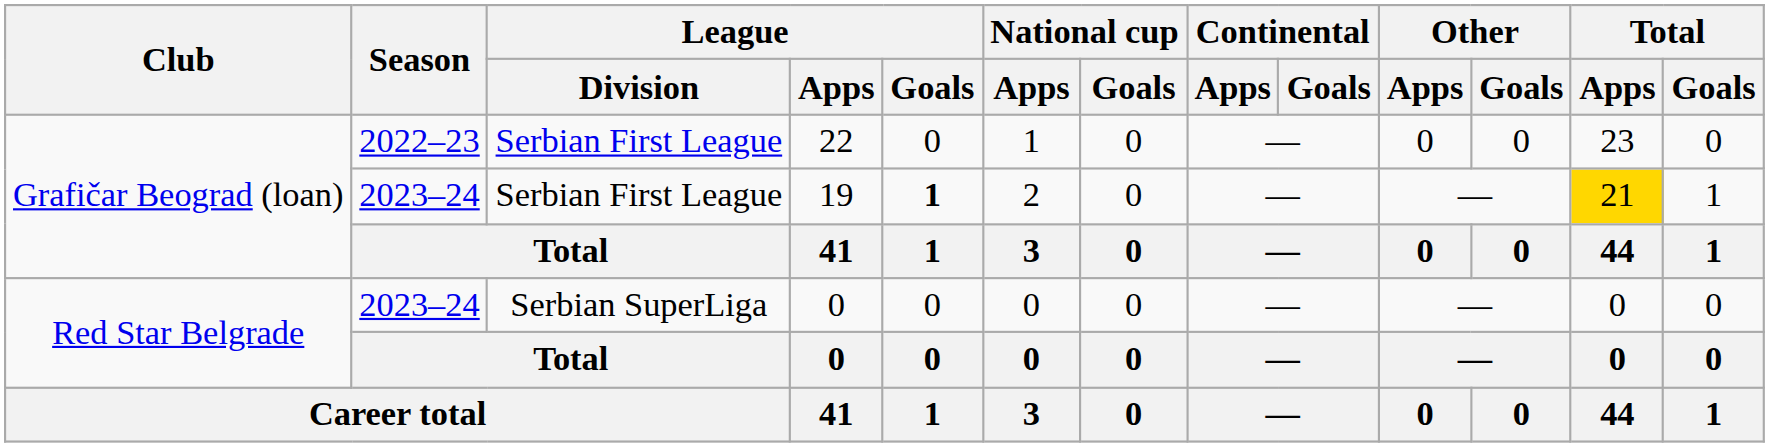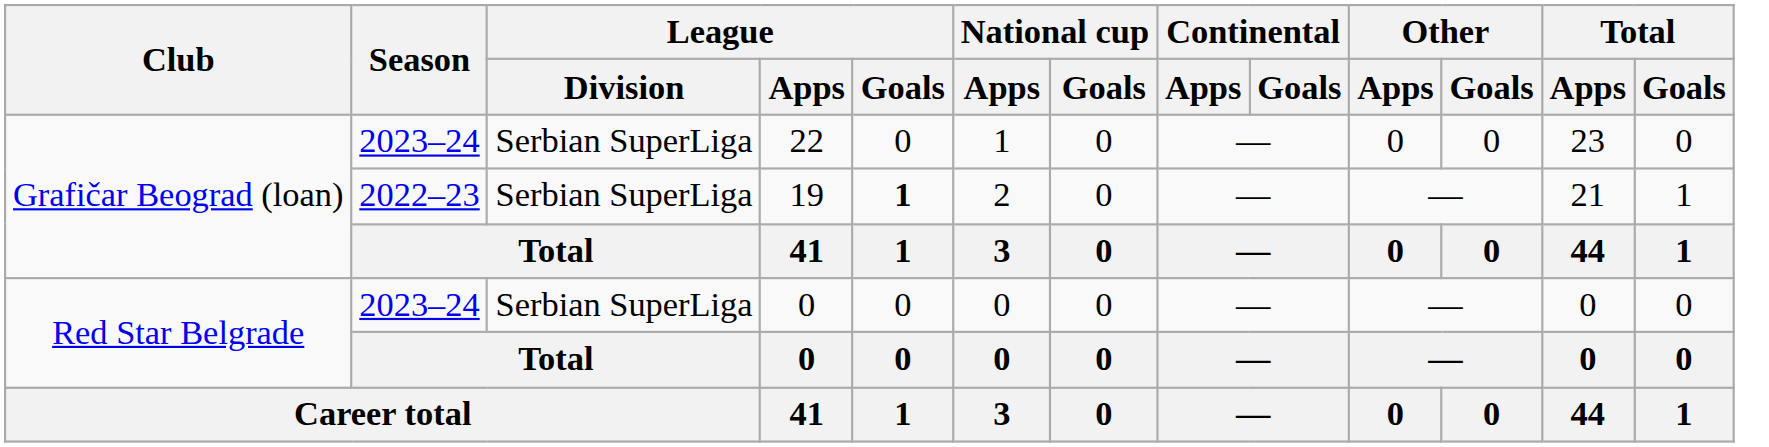(420, 140) 2022–23 -> (420, 140) 2023–24
(639, 140) Serbian First League -> (624, 140) Serbian SuperLiga
(420, 195) 2023–24 -> (420, 195) 2022–23
(639, 195) Serbian First League -> (624, 195) Serbian SuperLiga
(1617, 195) gold background -> (1588, 195) no background
